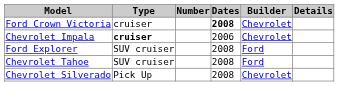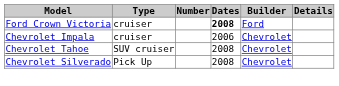(267, 24) Chevrolet -> (253, 24) Ford
(133, 36) bold -> (133, 36) normal
- row: (42, 49)
(253, 62) Ford -> (267, 49) Chevrolet
